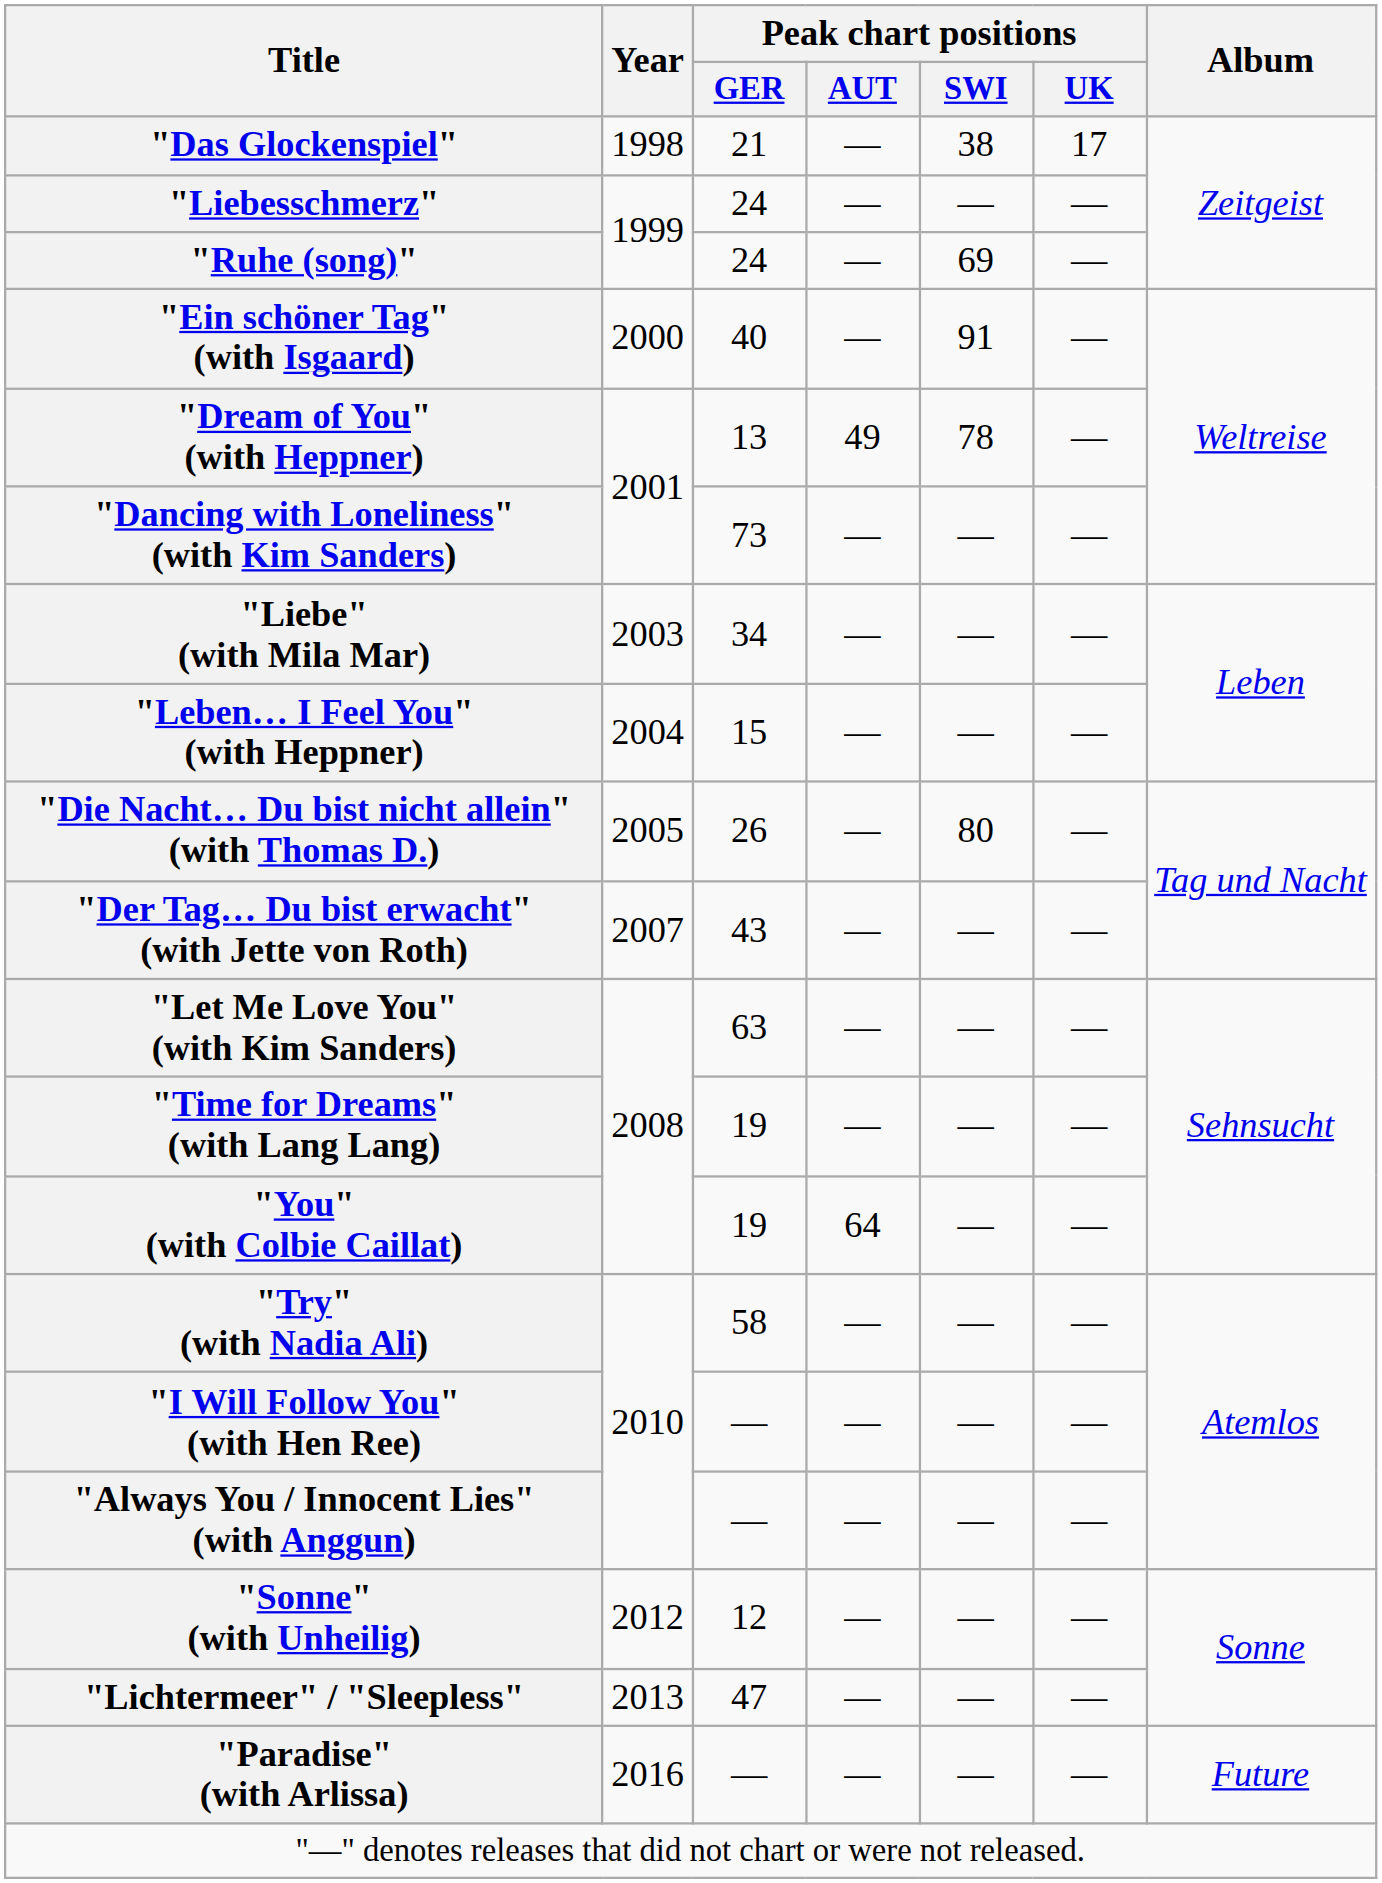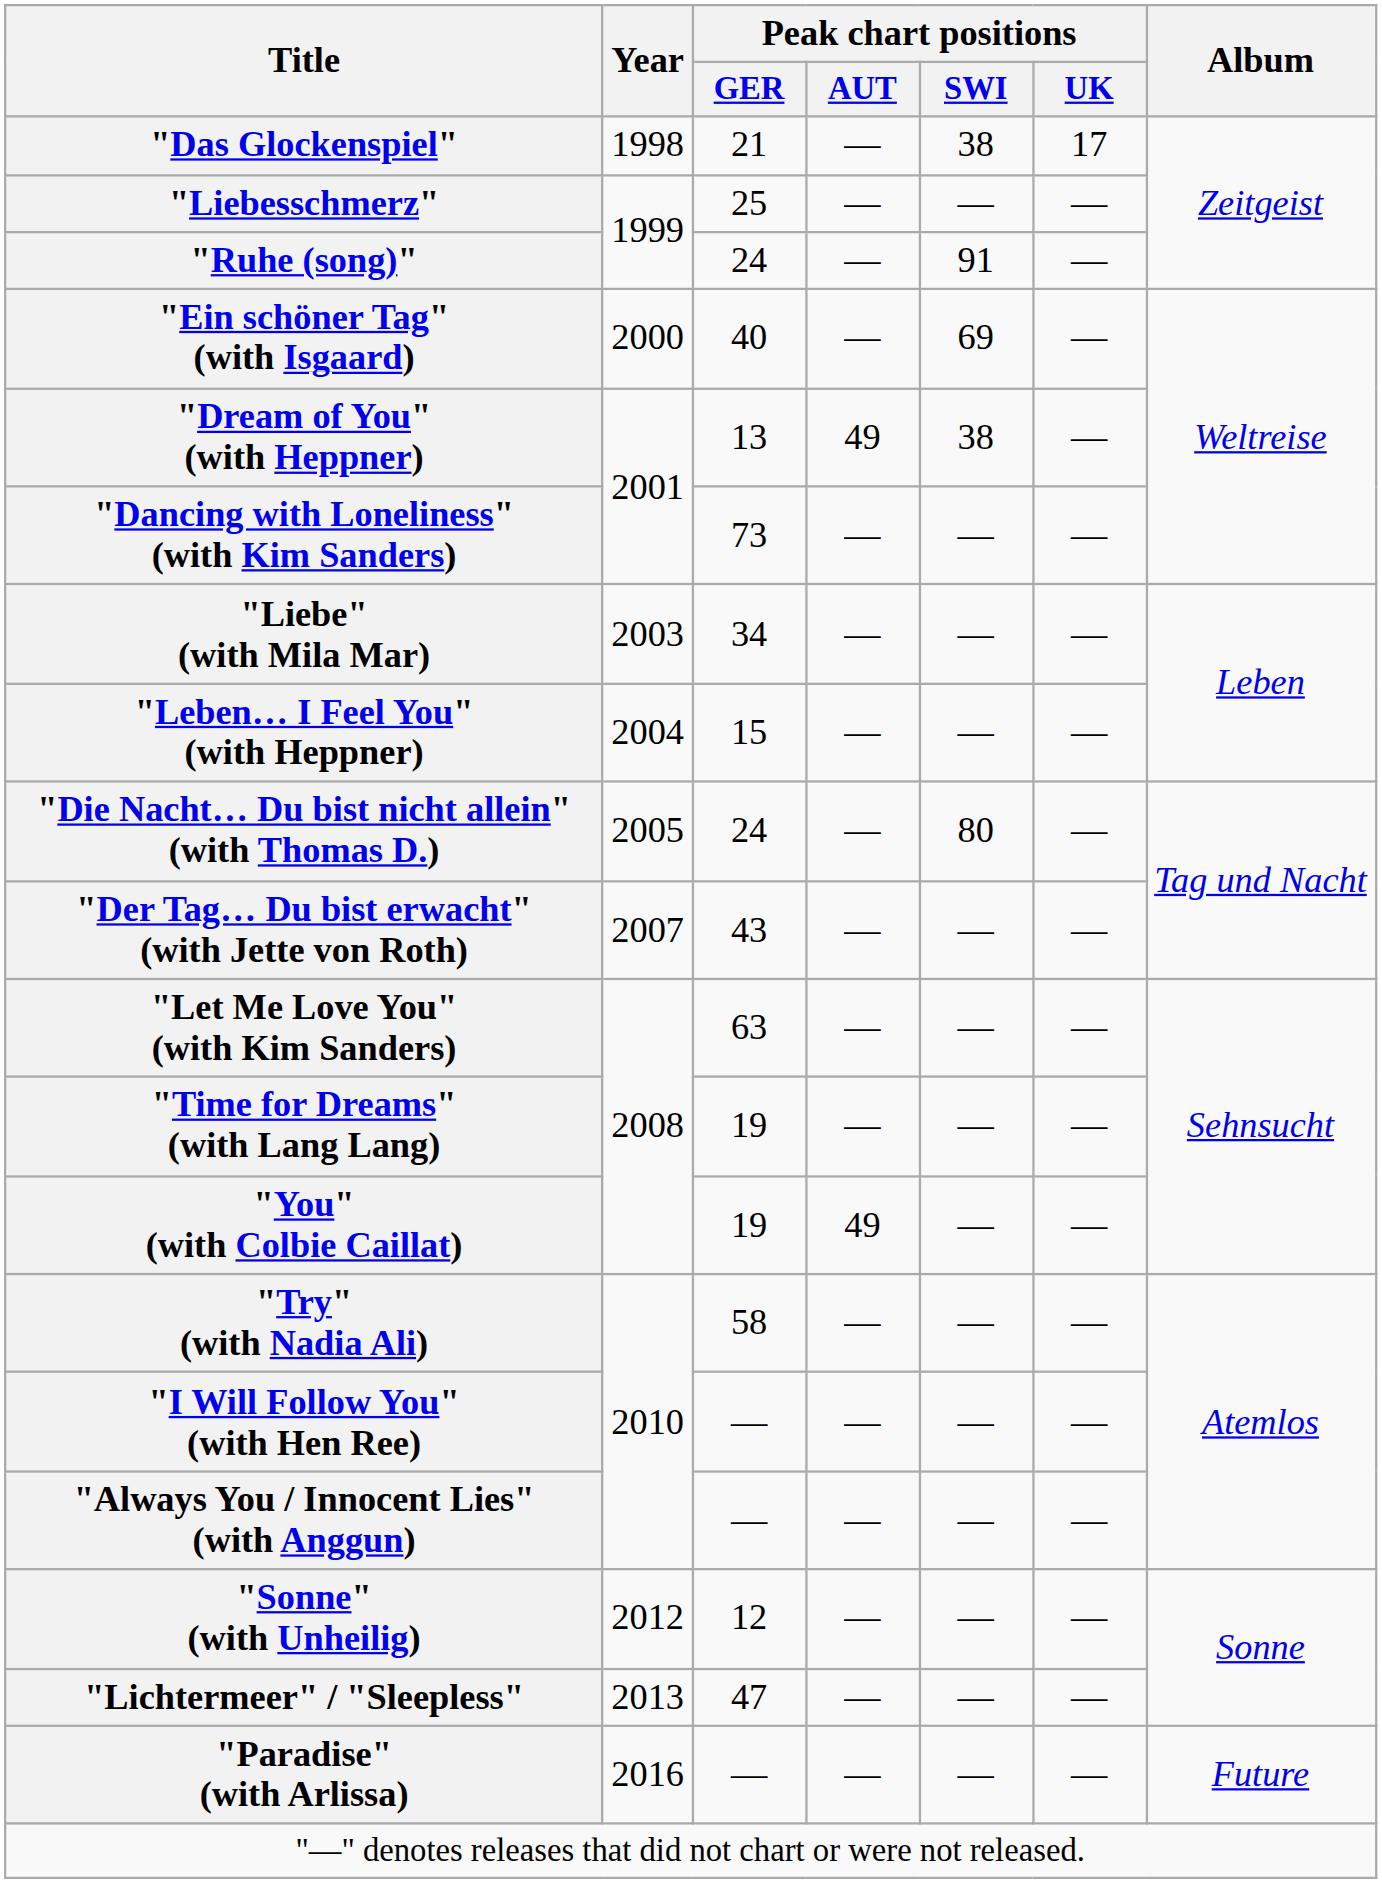(749, 202) 24 -> (749, 202) 25
(976, 260) 69 -> (976, 260) 91
(976, 338) 91 -> (976, 338) 69
(976, 436) 78 -> (976, 436) 38
(749, 830) 26 -> (749, 830) 24
(862, 1224) 64 -> (862, 1224) 49
